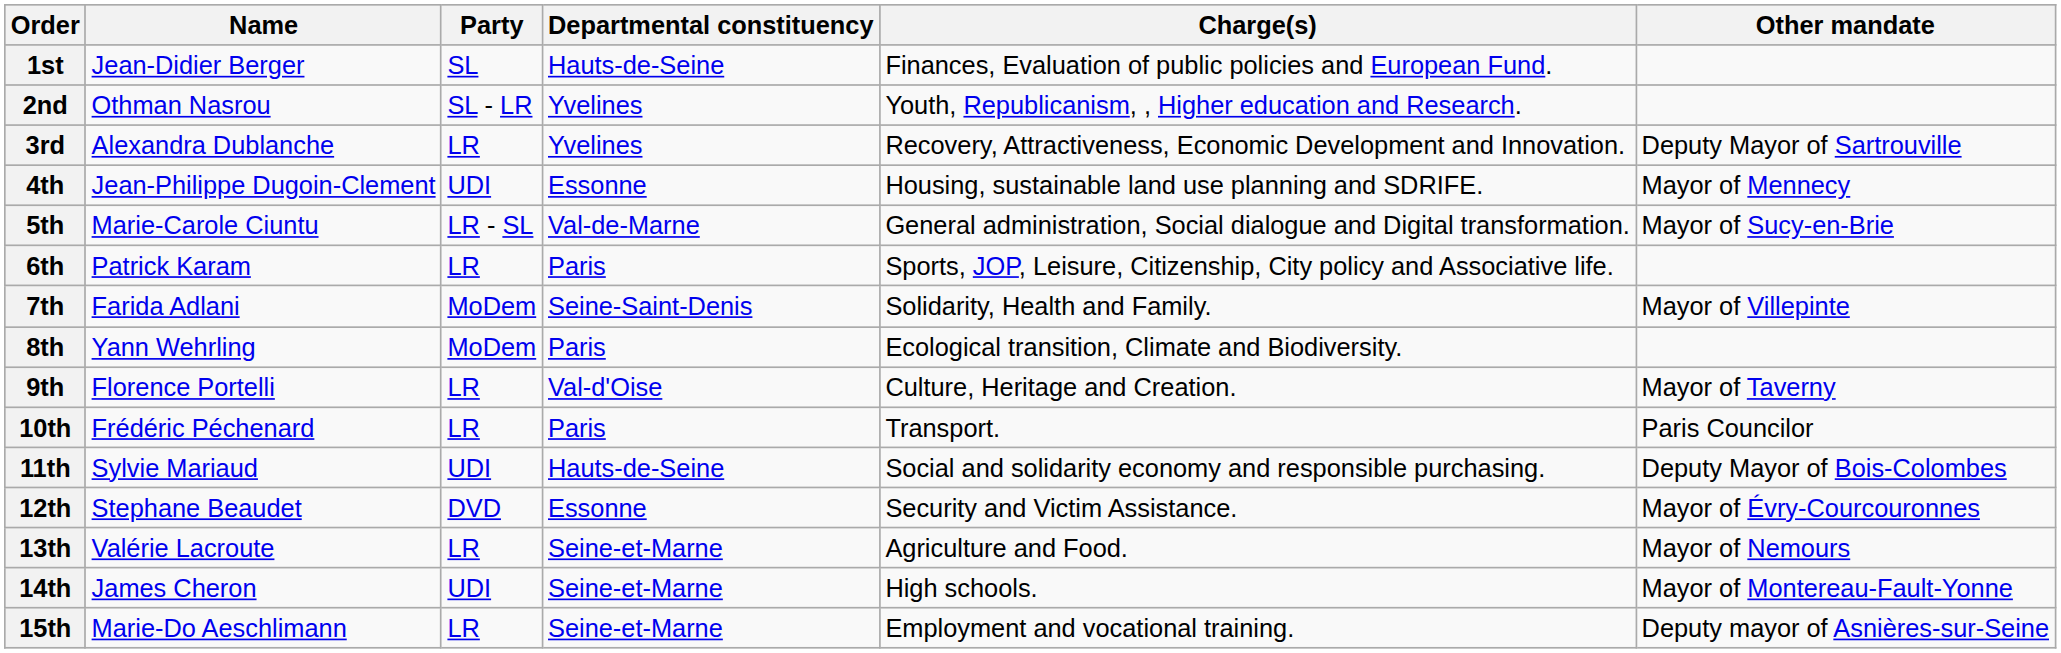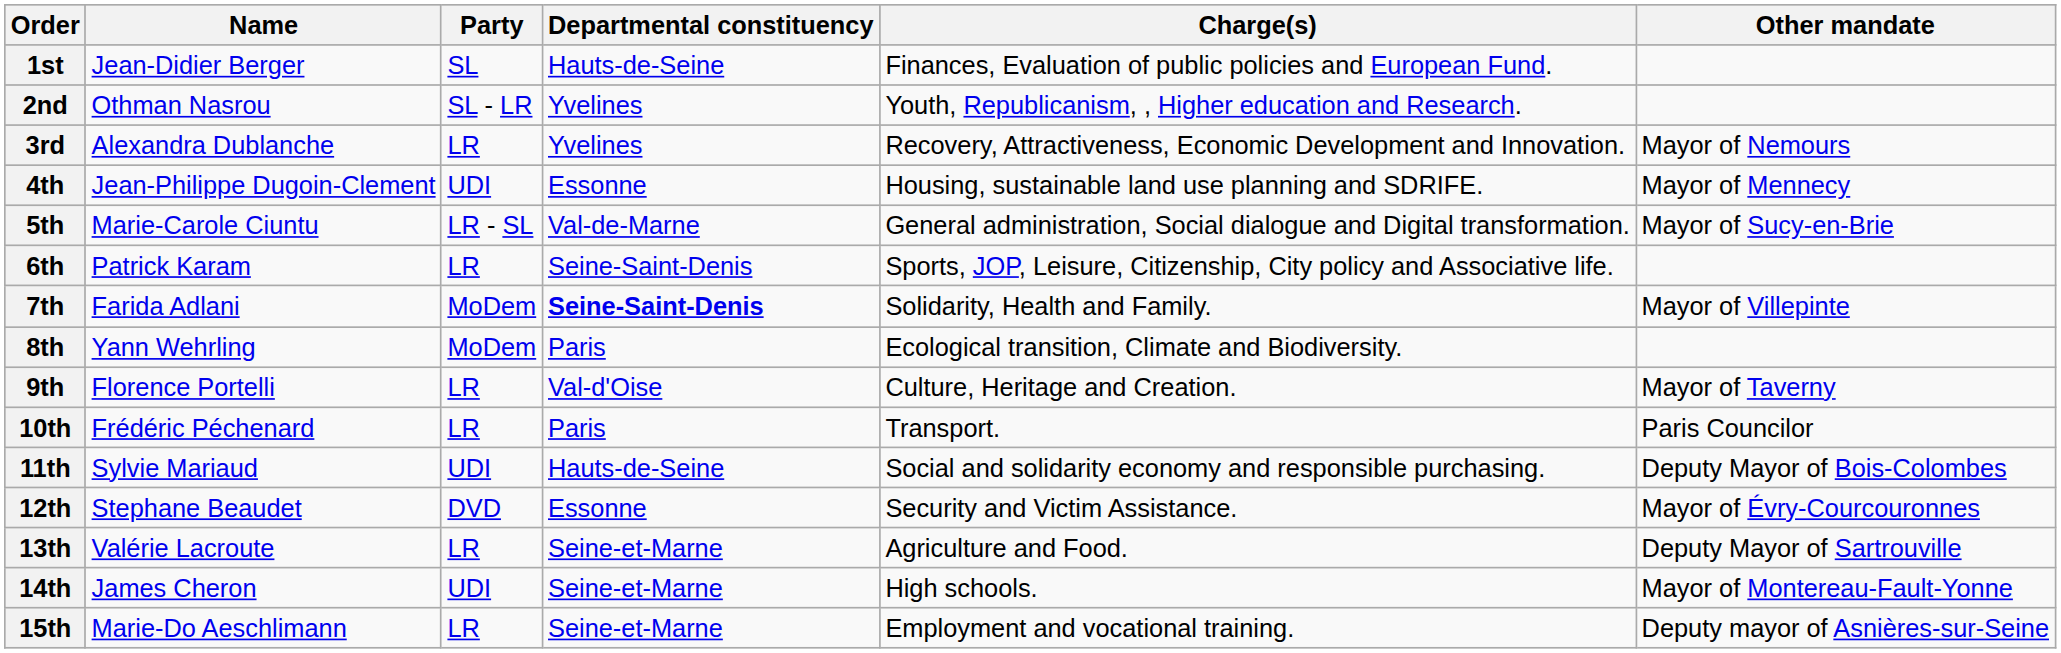(1802, 146) Deputy Mayor of Sartrouville -> (1746, 146) Mayor of Nemours
(577, 266) Paris -> (650, 266) Seine-Saint-Denis
(650, 306) normal -> (656, 306) bold
(1746, 548) Mayor of Nemours -> (1802, 548) Deputy Mayor of Sartrouville
